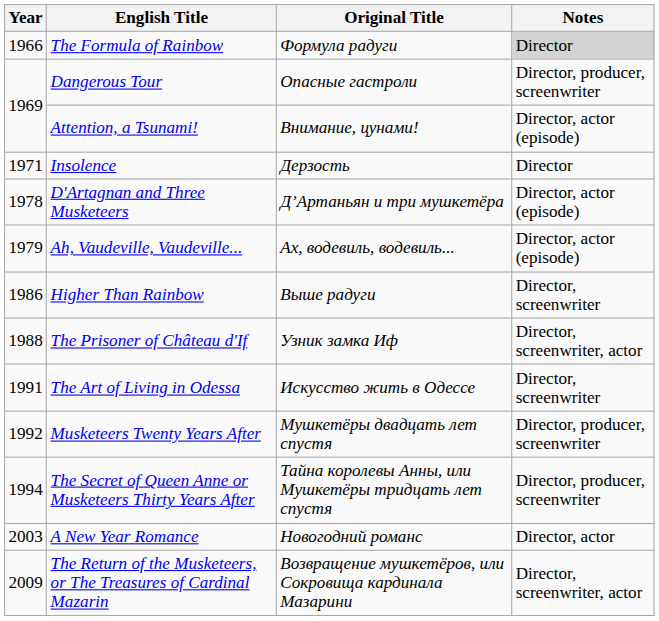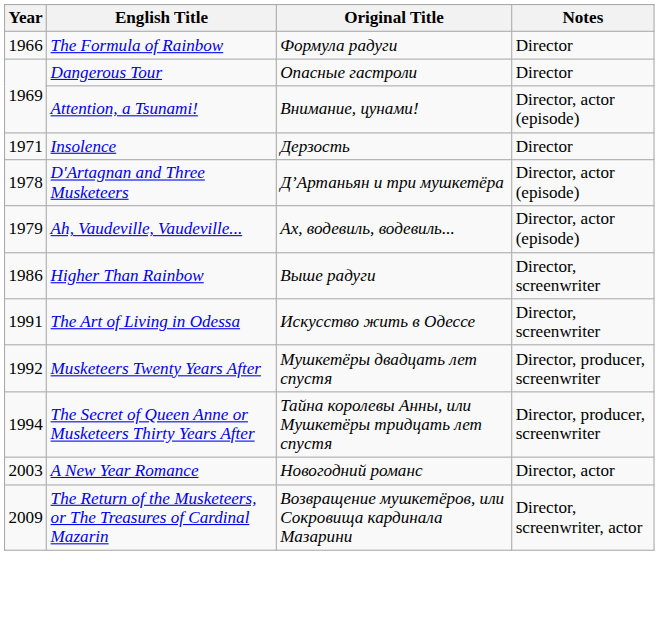(544, 45) lightgrey background -> (544, 45) no background
(580, 82) Director, producer, screenwriter -> (544, 72) Director
- row: (149, 341)
